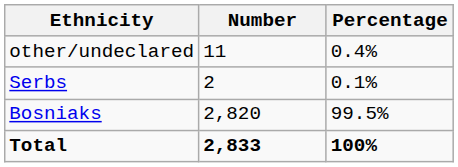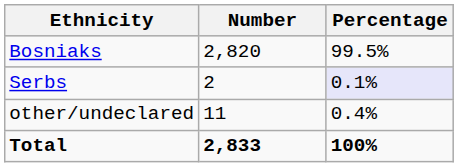rows swapped: (56, 114) <-> (102, 52)
(354, 83) no background -> (354, 83) lavender background
